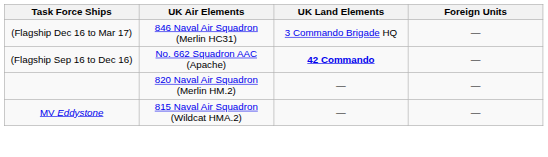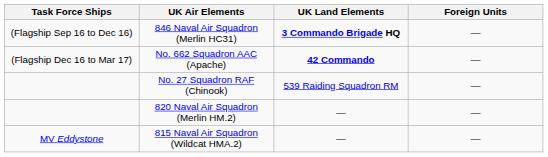(72, 33) (Flagship Dec 16 to Mar 17) -> (72, 33) (Flagship Sep 16 to Dec 16)
(341, 33) normal -> (341, 33) bold
(72, 59) (Flagship Sep 16 to Dec 16) -> (72, 59) (Flagship Dec 16 to Mar 17)
+ row: (206, 86)
